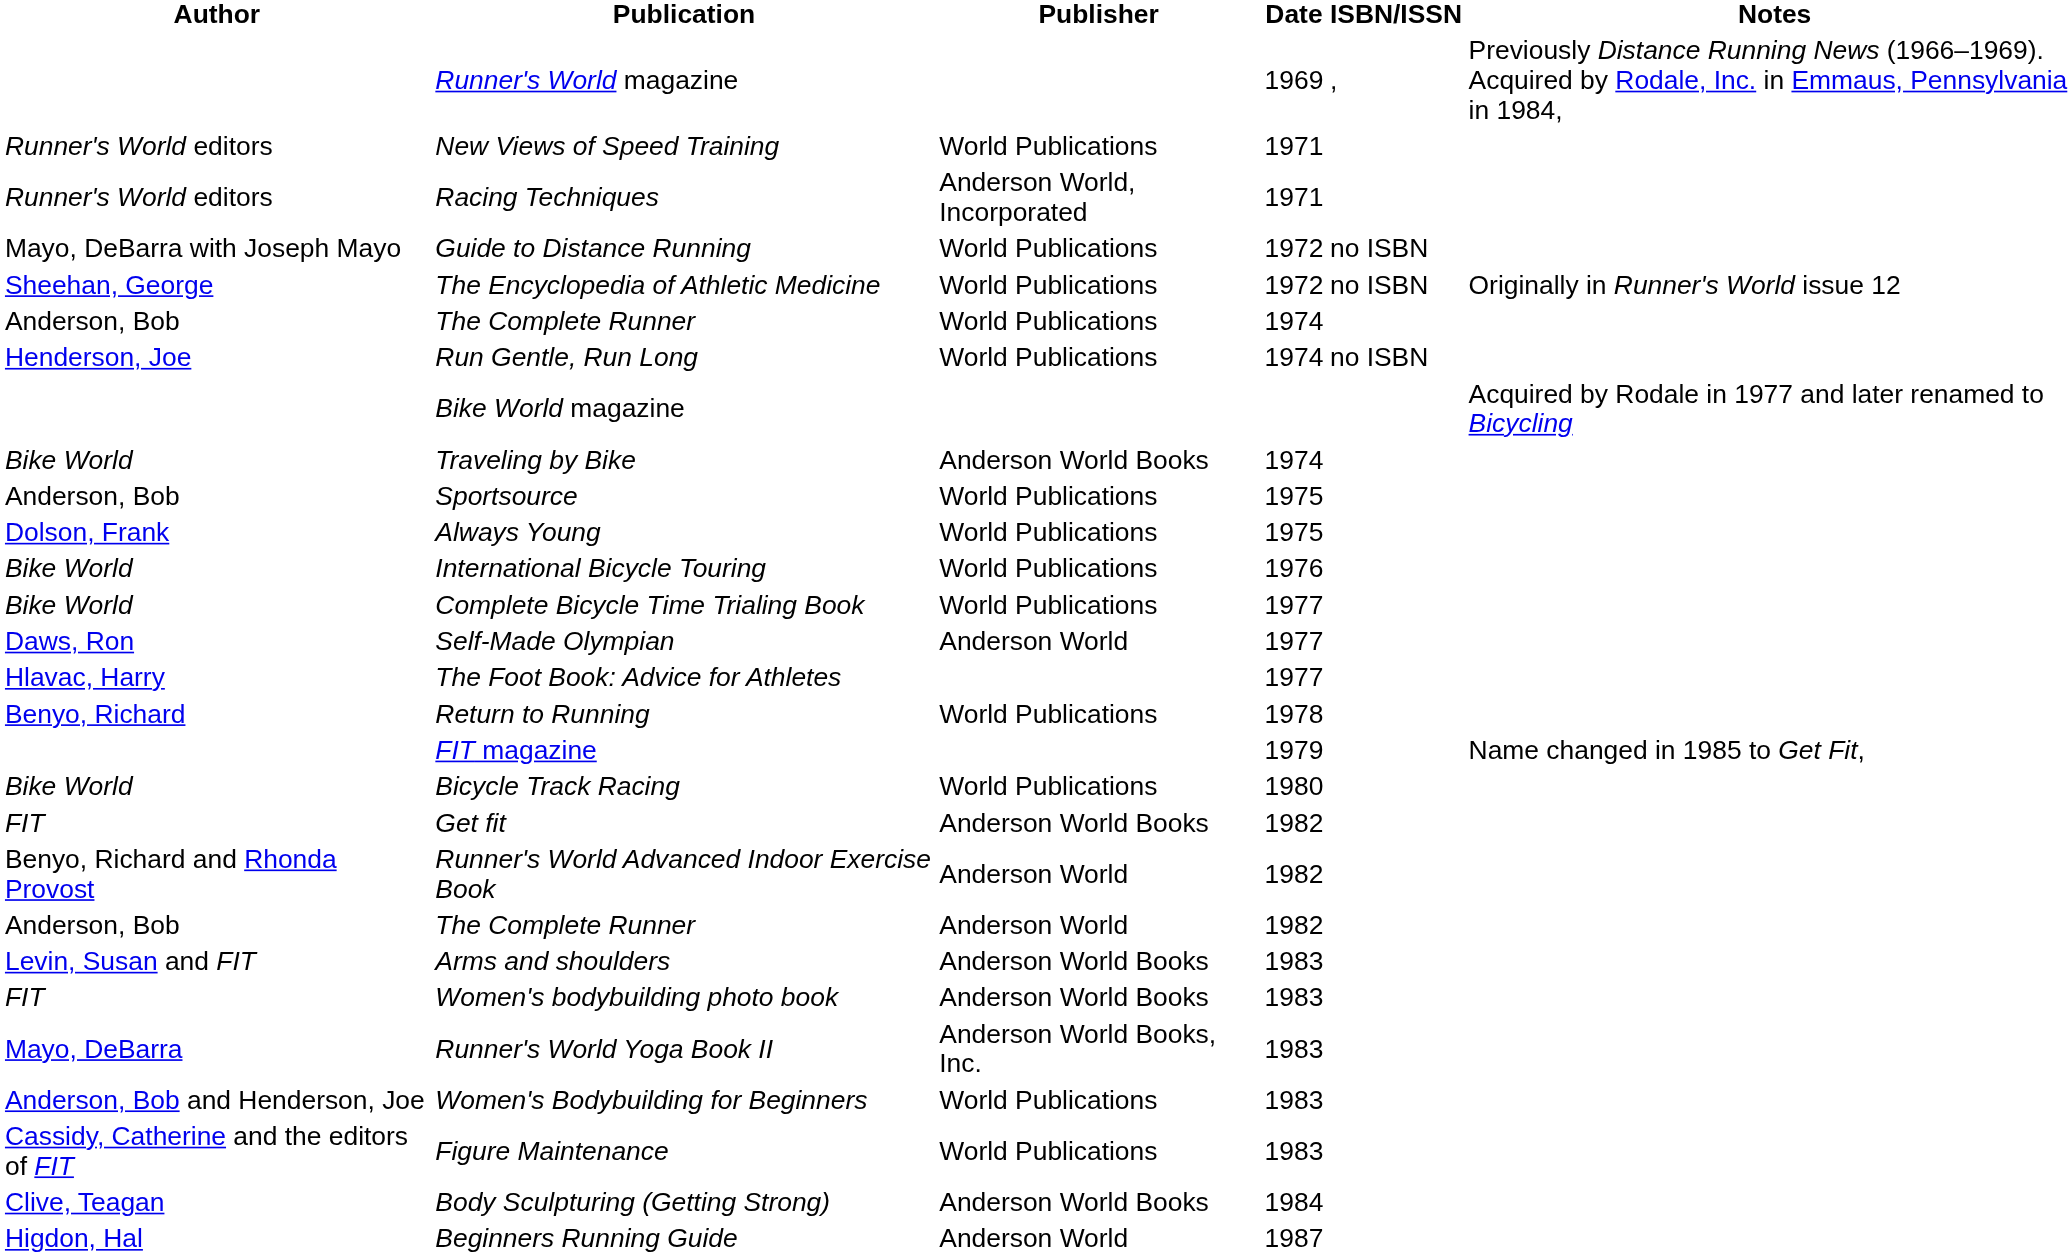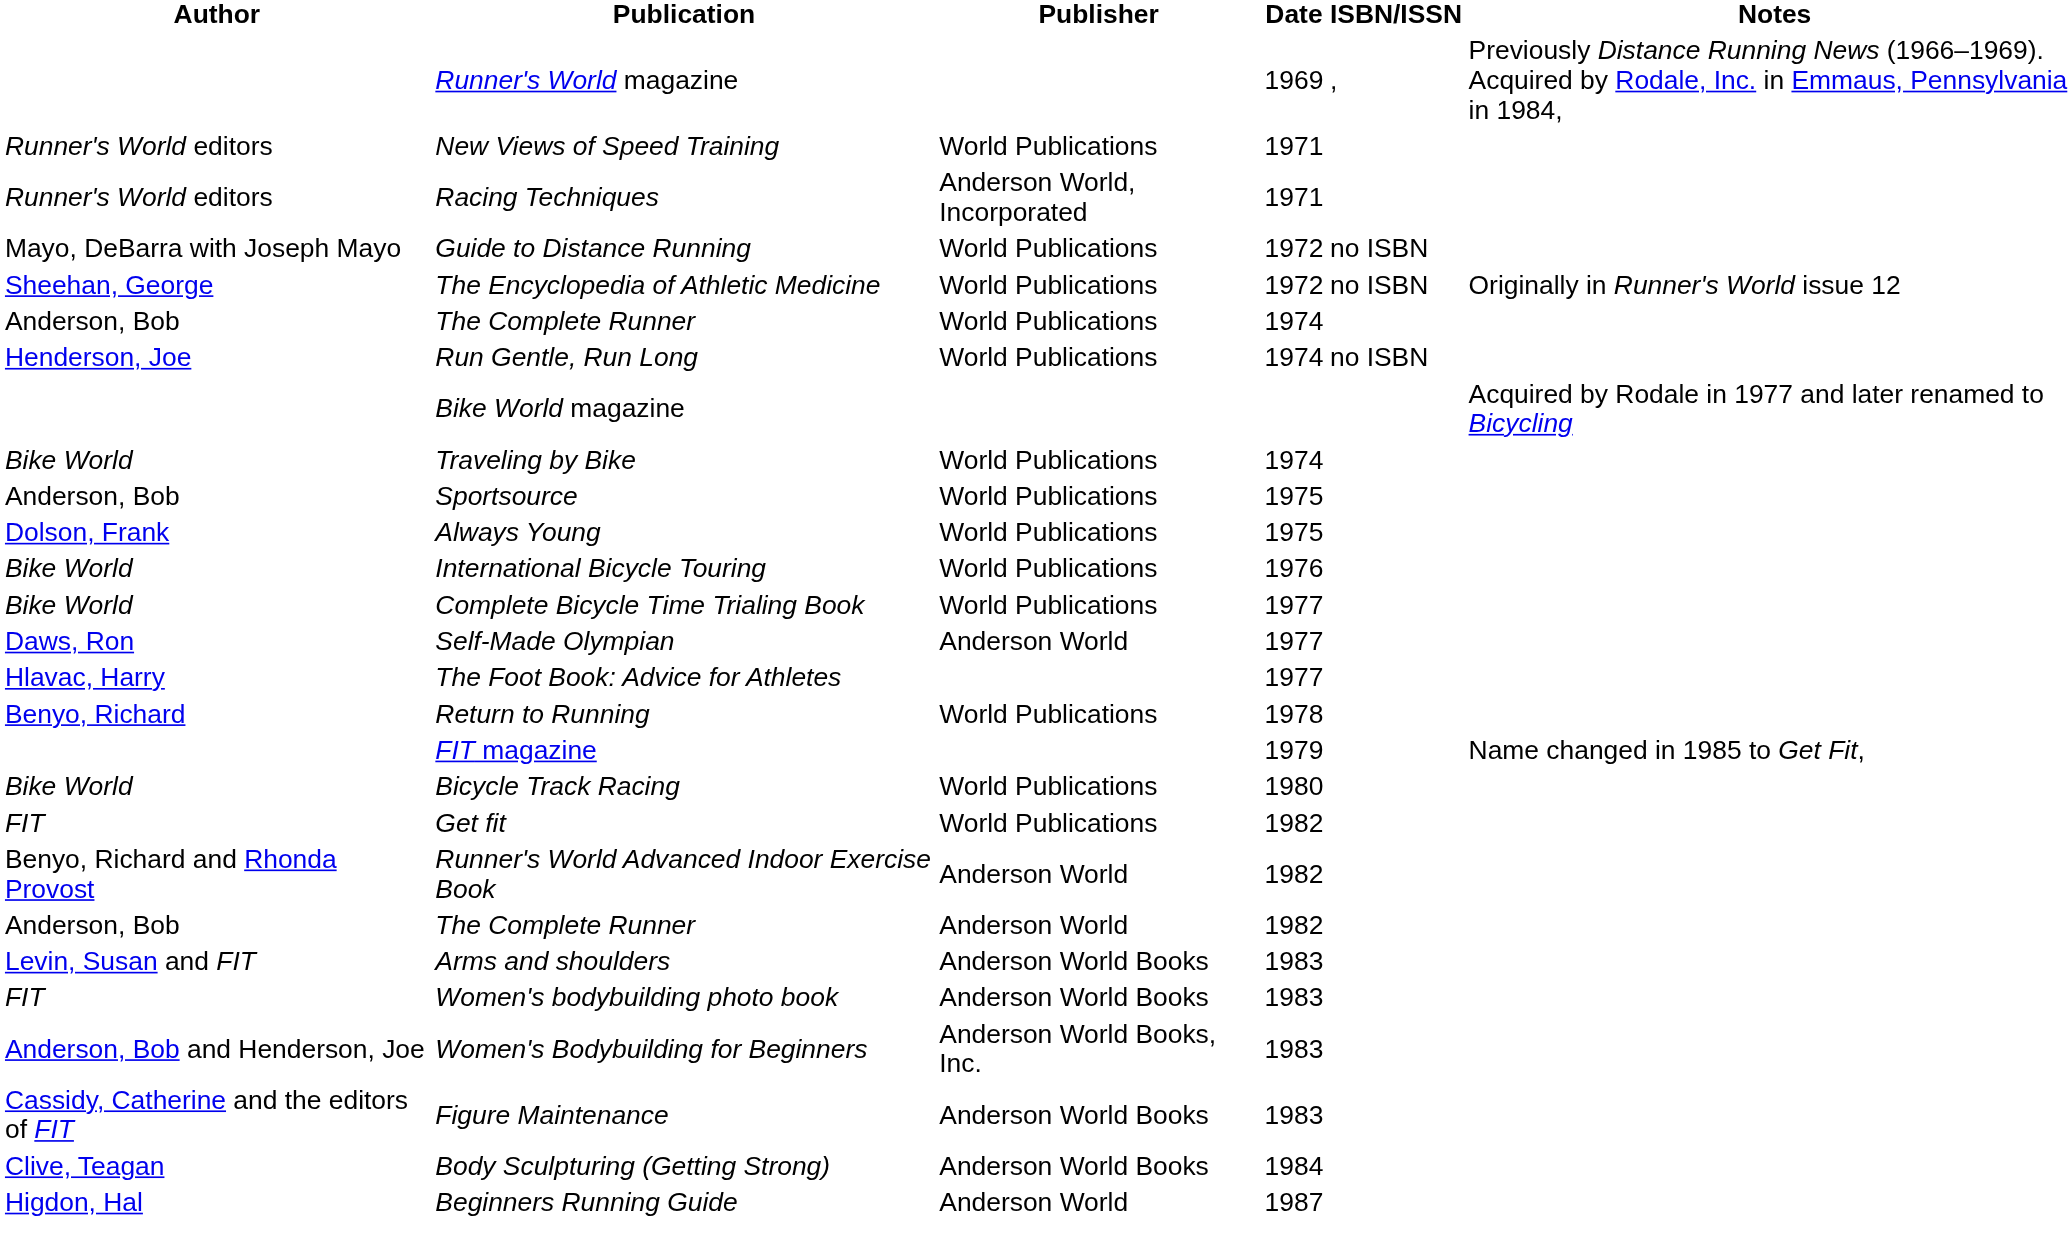(1074, 459) Anderson World Books -> (1048, 459) World Publications
(1074, 822) Anderson World Books -> (1048, 822) World Publications
- row: (604, 1049)
(1048, 1100) World Publications -> (1078, 1049) Anderson World Books, Inc.
(1048, 1151) World Publications -> (1074, 1115) Anderson World Books
